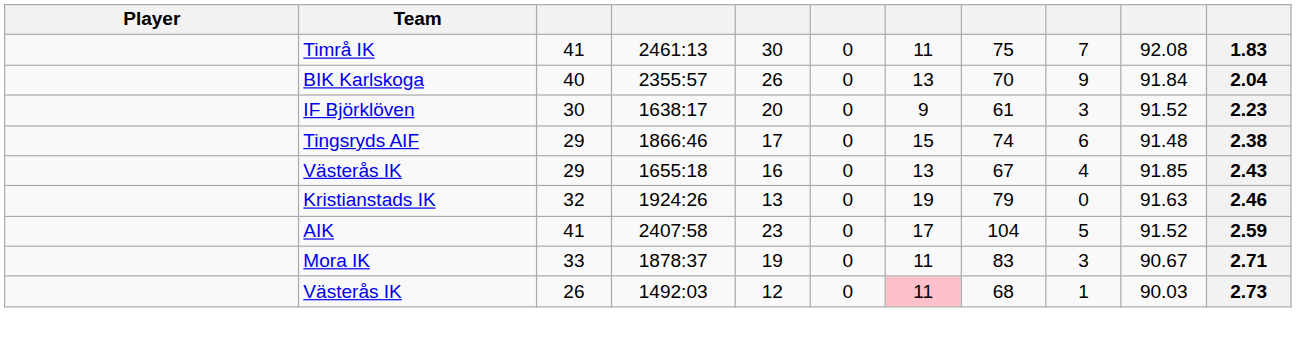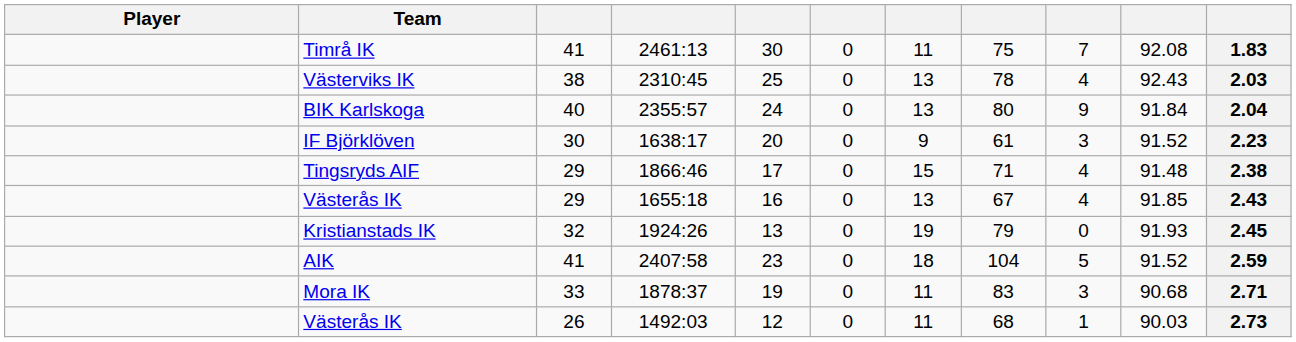+ row: (359, 79)
(772, 79) 26 -> (772, 110) 24
(1003, 79) 70 -> (1003, 110) 80
(1003, 140) 74 -> (1003, 170) 71
(1084, 140) 6 -> (1084, 170) 4
(1164, 200) 91.63 -> (1164, 230) 91.93
(1249, 200) 2.46 -> (1249, 230) 2.45
(923, 230) 17 -> (923, 261) 18
(1164, 261) 90.67 -> (1164, 291) 90.68
(923, 291) pink background -> (923, 321) no background
